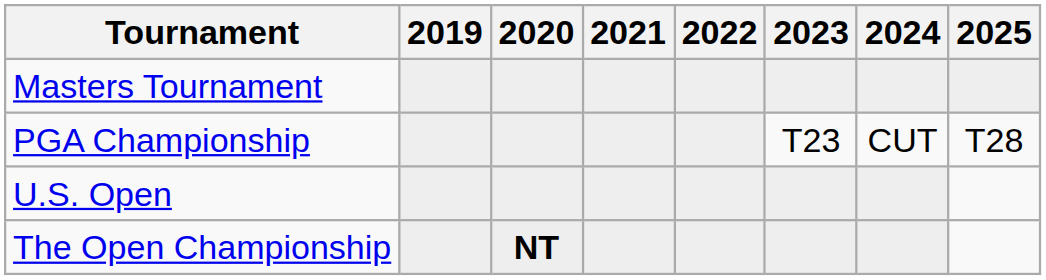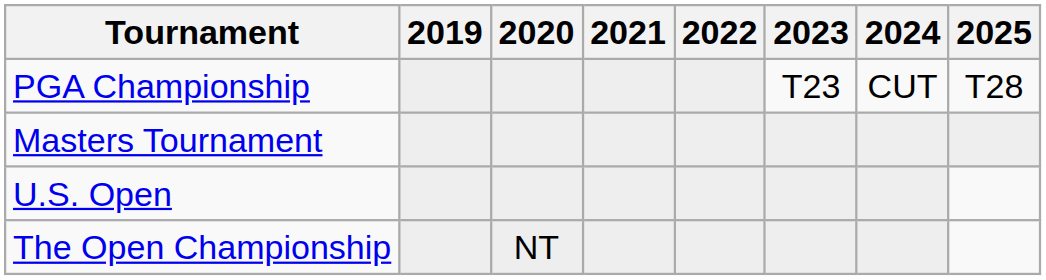rows swapped: (168, 86) <-> (161, 140)
(536, 248) bold -> (536, 248) normal
